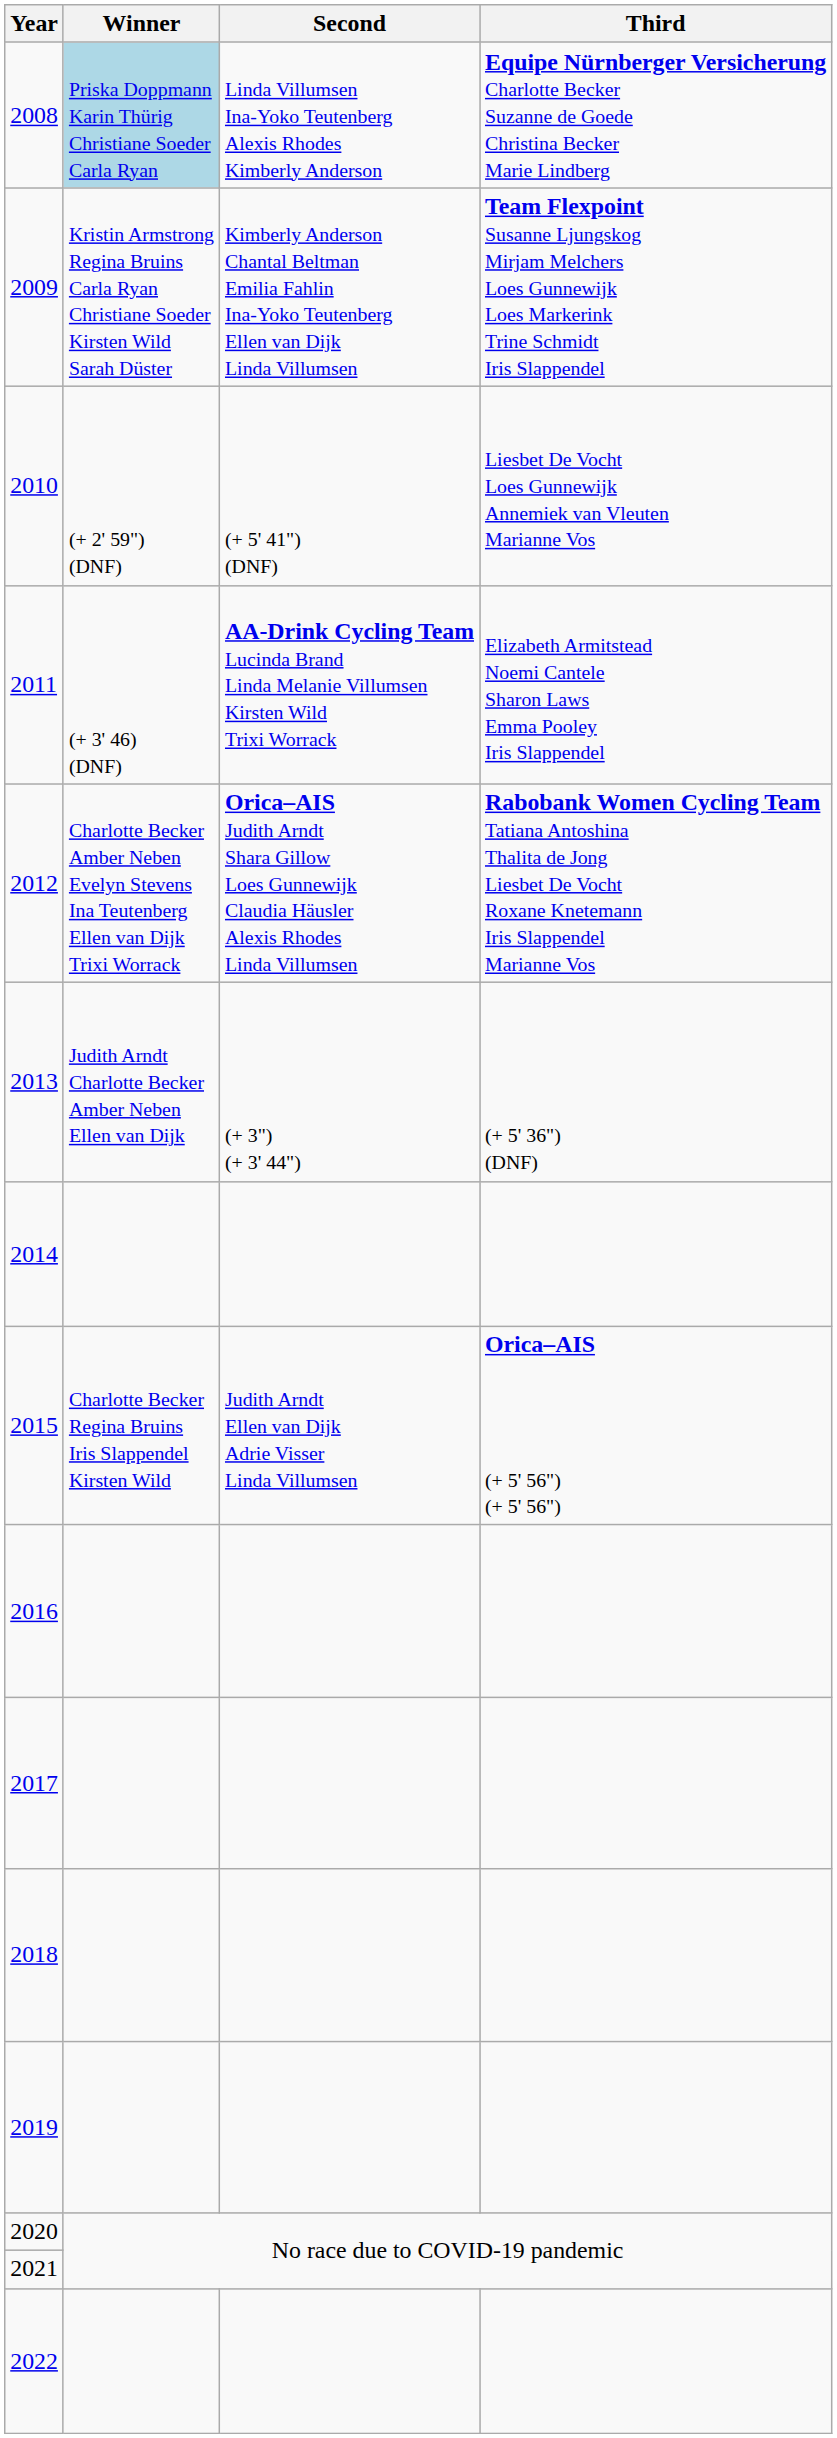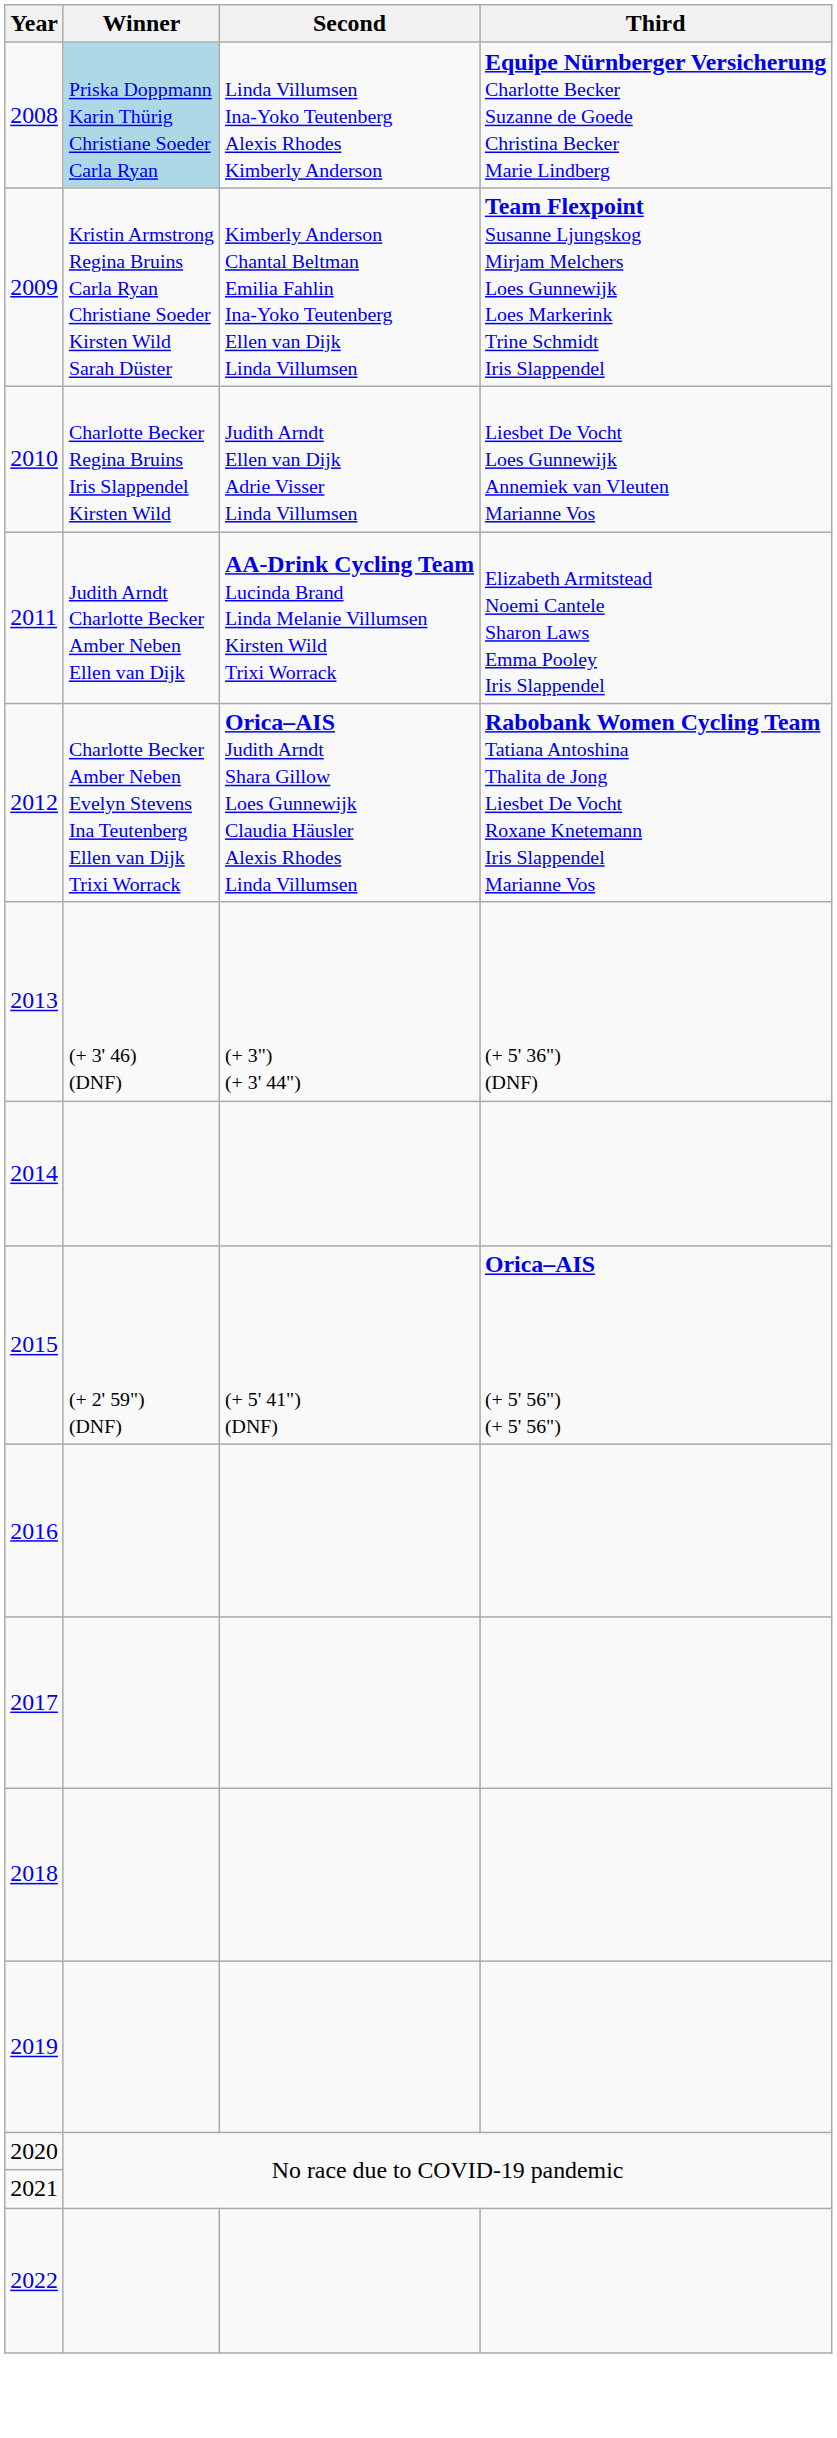(107, 554) (+ 2' 59") (DNF) -> (136, 473) Charlotte Becker Regina Bruins Iris Slappendel Kirsten Wild
(263, 554) (+ 5' 41") (DNF) -> (291, 473) Judith Arndt Ellen van Dijk Adrie Visser Linda Villumsen
(103, 752) (+ 3' 46) (DNF) -> (136, 632) Judith Arndt Charlotte Becker Amber Neben Ellen van Dijk
(136, 1096) Judith Arndt Charlotte Becker Amber Neben Ellen van Dijk -> (103, 1069) (+ 3' 46) (DNF)
(136, 1440) Charlotte Becker Regina Bruins Iris Slappendel Kirsten Wild -> (107, 1413) (+ 2' 59") (DNF)
(291, 1440) Judith Arndt Ellen van Dijk Adrie Visser Linda Villumsen -> (263, 1413) (+ 5' 41") (DNF)
